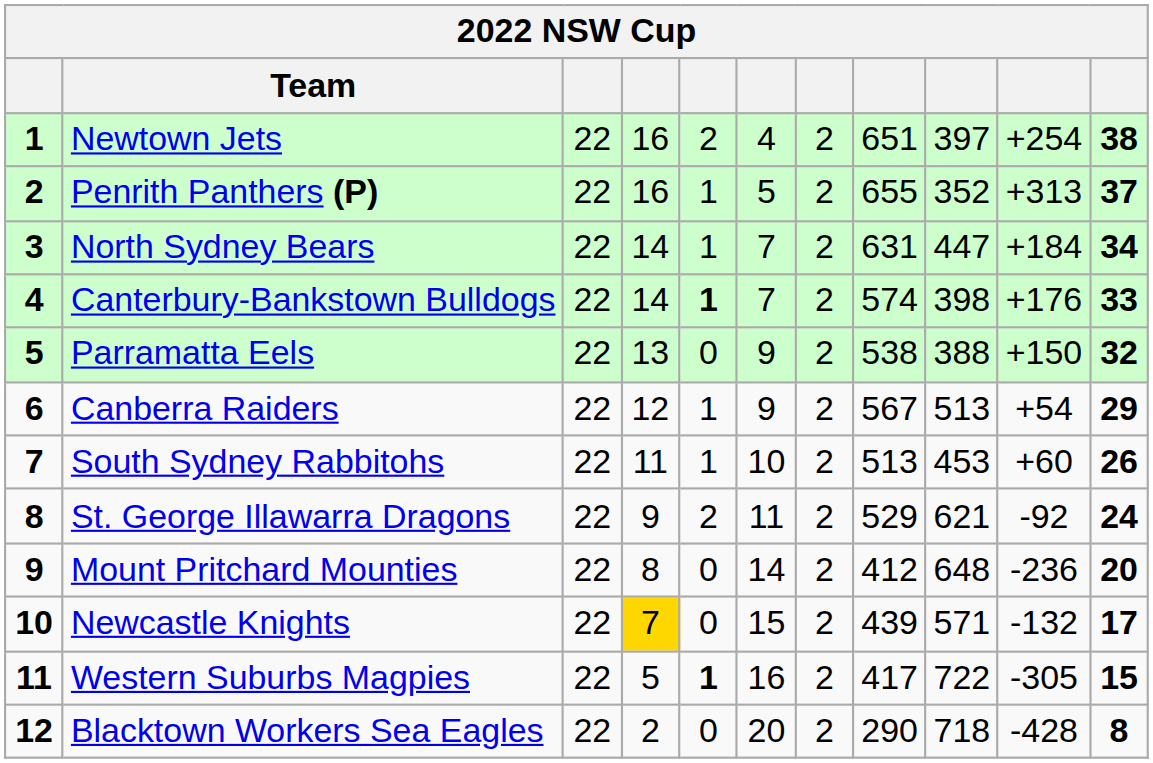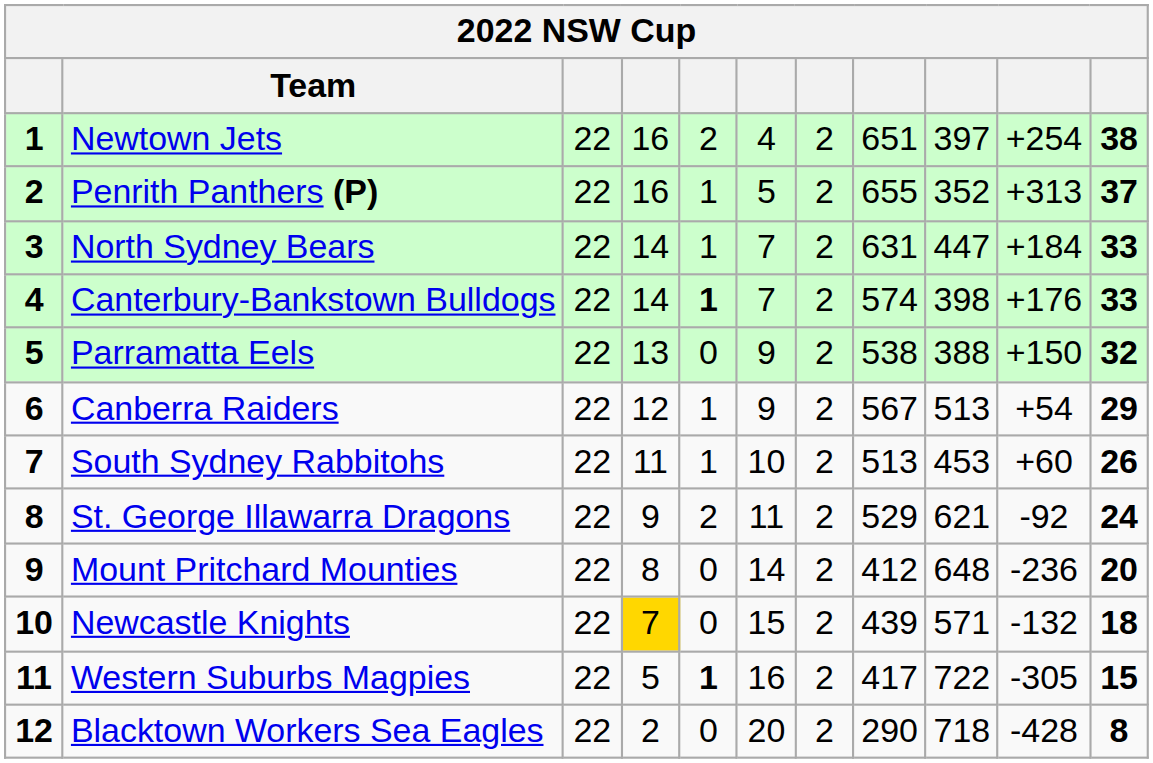(1119, 246) 34 -> (1119, 246) 33
(1119, 623) 17 -> (1119, 623) 18
